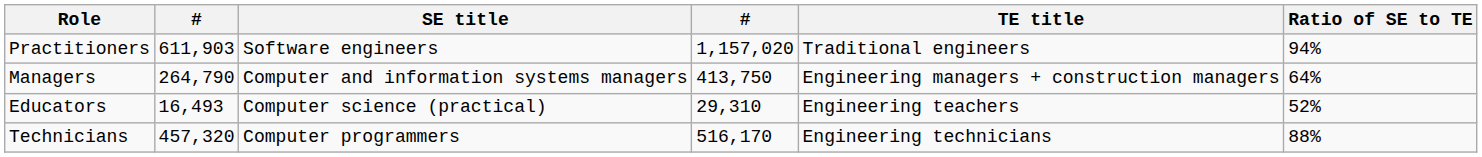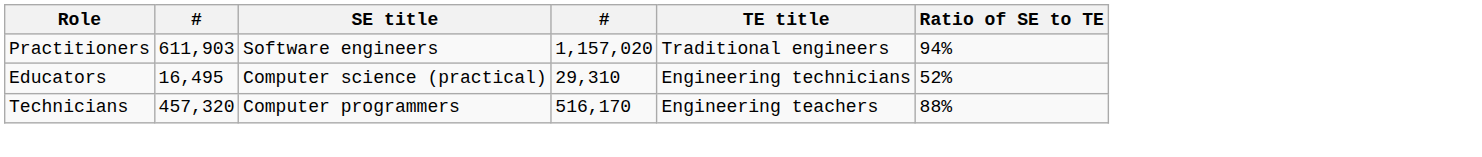- row: (52, 78)
(191, 108) 16,493 -> (191, 78) 16,495
(911, 108) Engineering teachers -> (786, 78) Engineering technicians
(927, 137) Engineering technicians -> (770, 108) Engineering teachers
